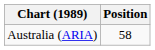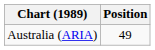(125, 34) 58 -> (125, 34) 49
